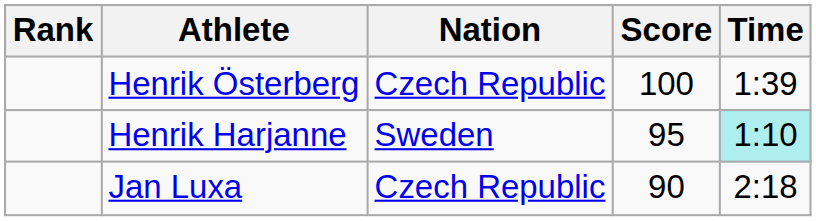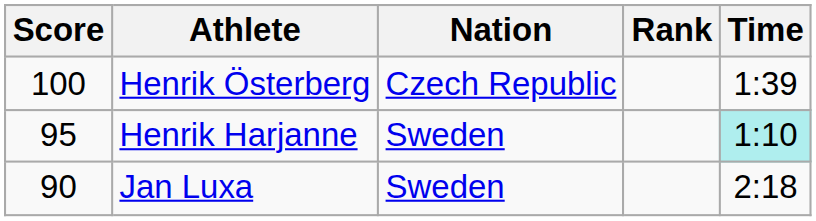columns swapped: (53, 30) <-> (666, 30)
(490, 187) Czech Republic -> (445, 187) Sweden
